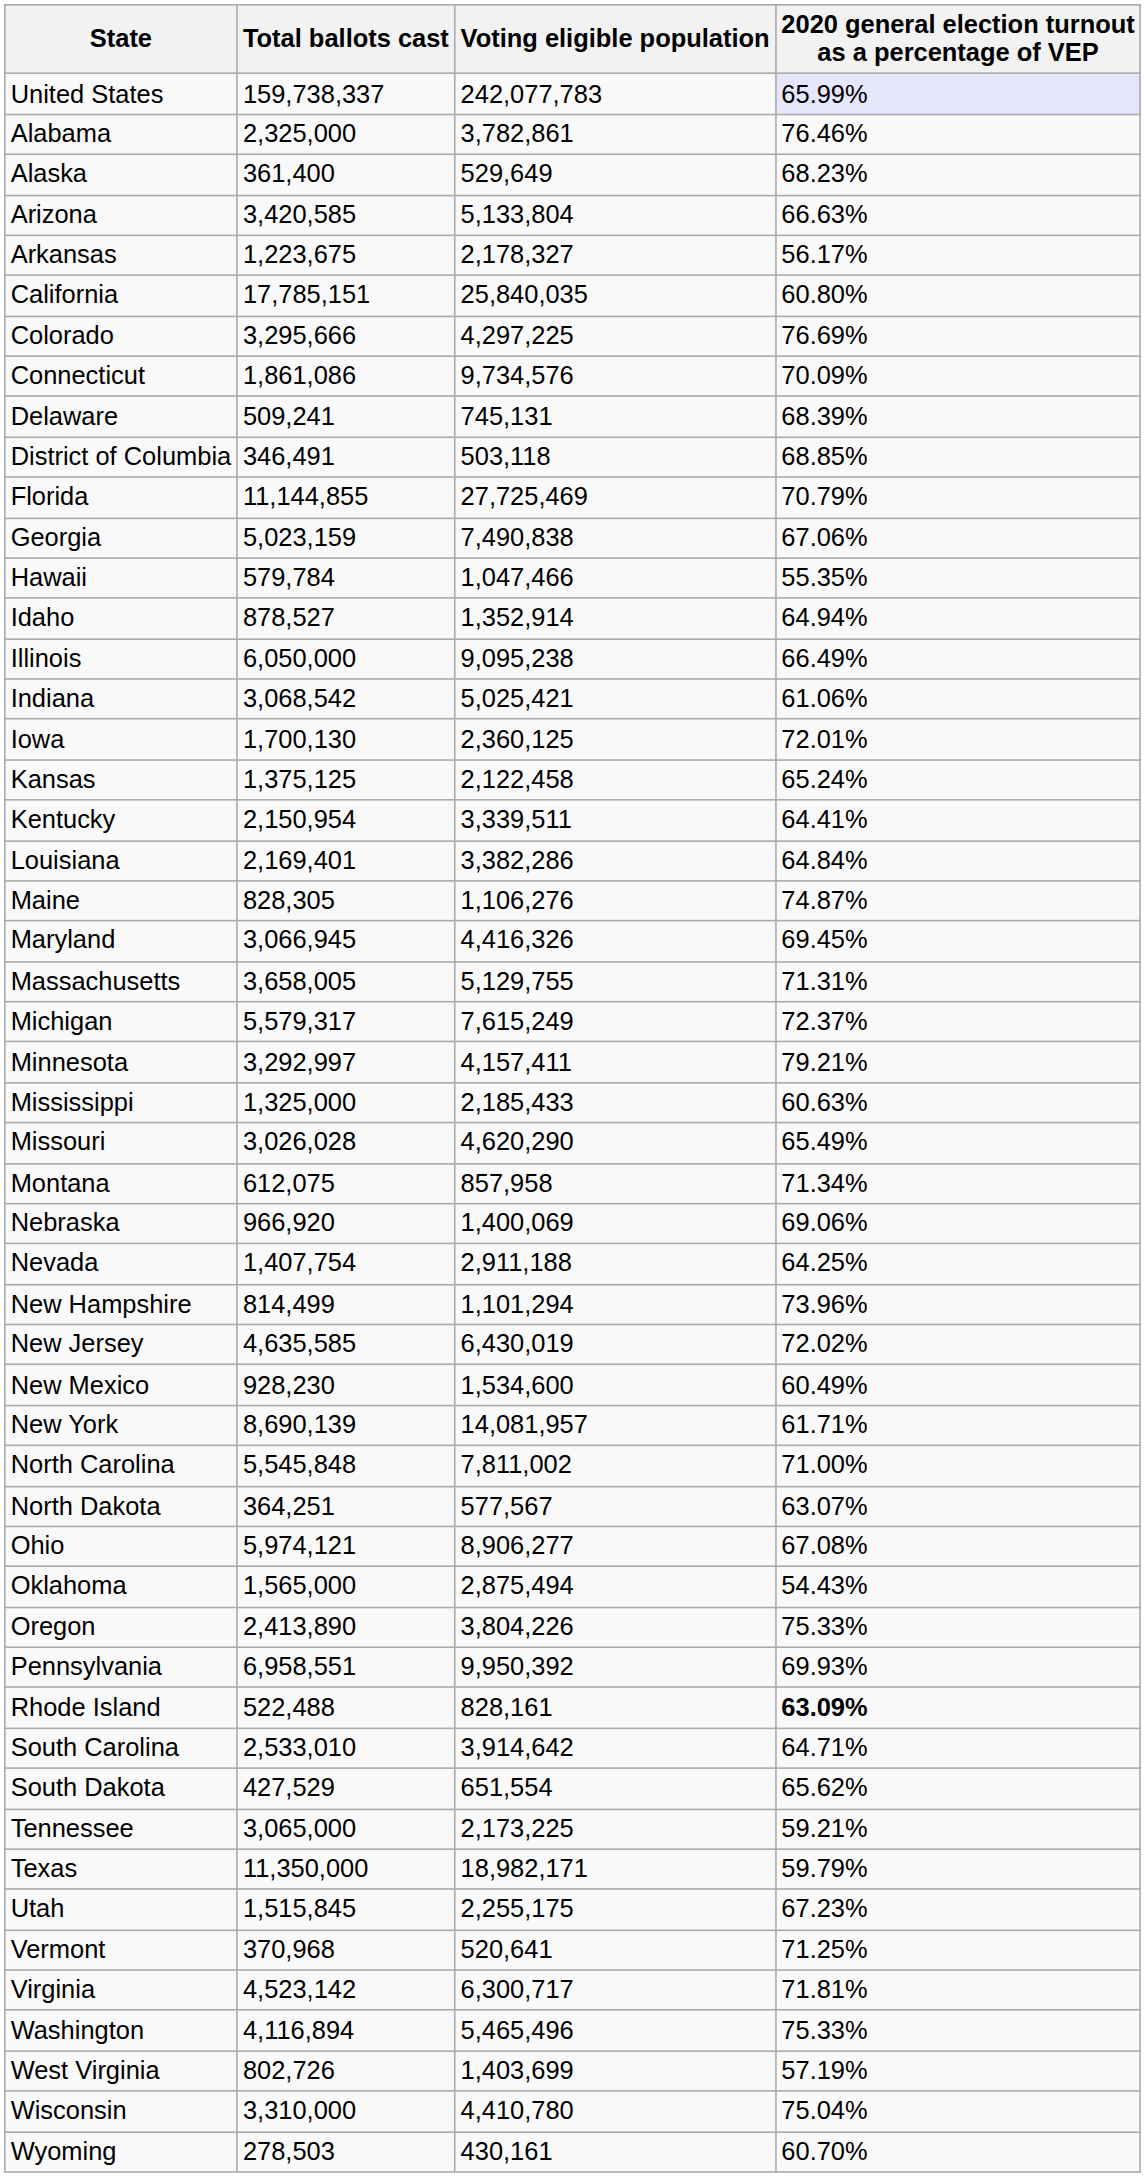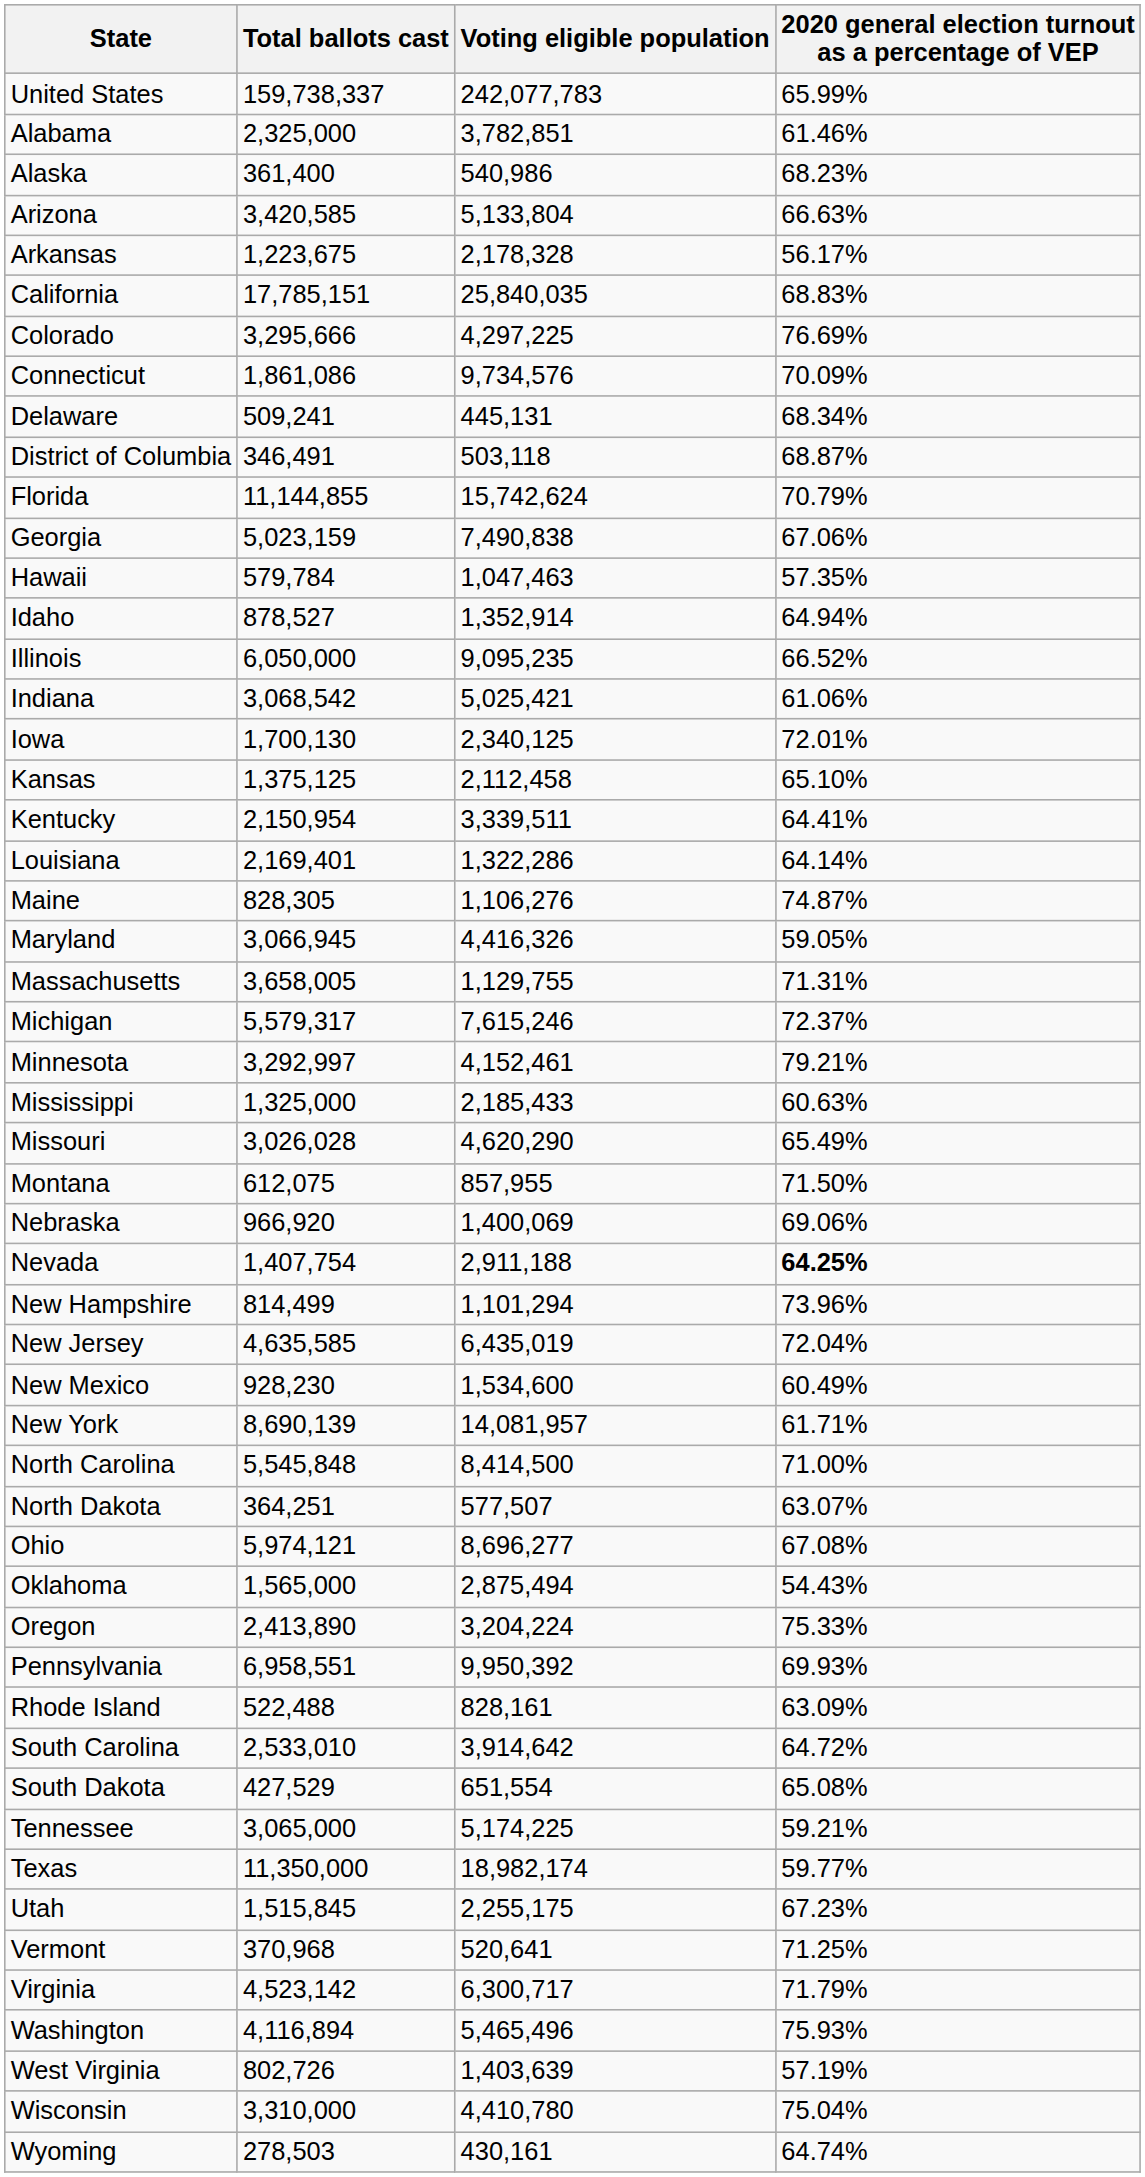(824, 93) lavender background -> (824, 93) no background
(517, 133) 3,782,861 -> (517, 133) 3,782,851
(824, 133) 76.46% -> (824, 133) 61.46%
(507, 174) 529,649 -> (507, 174) 540,986
(517, 255) 2,178,327 -> (517, 255) 2,178,328
(824, 295) 60.80% -> (824, 295) 68.83%
(507, 416) 745,131 -> (507, 416) 445,131
(824, 416) 68.39% -> (824, 416) 68.34%
(824, 456) 68.85% -> (824, 456) 68.87%
(524, 497) 27,725,469 -> (524, 497) 15,742,624
(517, 577) 1,047,466 -> (517, 577) 1,047,463
(824, 577) 55.35% -> (824, 577) 57.35%
(517, 658) 9,095,238 -> (517, 658) 9,095,235
(824, 658) 66.49% -> (824, 658) 66.52%
(517, 739) 2,360,125 -> (517, 739) 2,340,125
(517, 779) 2,122,458 -> (516, 779) 2,112,458
(824, 779) 65.24% -> (824, 779) 65.10%
(517, 860) 3,382,286 -> (517, 860) 1,322,286
(824, 860) 64.84% -> (824, 860) 64.14%
(824, 940) 69.45% -> (824, 940) 59.05%
(517, 981) 5,129,755 -> (517, 981) 1,129,755
(517, 1021) 7,615,249 -> (517, 1021) 7,615,246
(516, 1061) 4,157,411 -> (517, 1061) 4,152,461
(507, 1182) 857,958 -> (507, 1182) 857,955
(824, 1182) 71.34% -> (824, 1182) 71.50%
(824, 1263) normal -> (824, 1263) bold
(517, 1344) 6,430,019 -> (517, 1344) 6,435,019
(824, 1344) 72.02% -> (824, 1344) 72.04%
(516, 1465) 7,811,002 -> (517, 1465) 8,414,500
(507, 1505) 577,567 -> (507, 1505) 577,507
(517, 1546) 8,906,277 -> (517, 1546) 8,696,277
(517, 1626) 3,804,226 -> (517, 1626) 3,204,224
(824, 1707) bold -> (824, 1707) normal
(824, 1747) 64.71% -> (824, 1747) 64.72%
(824, 1788) 65.62% -> (824, 1788) 65.08%
(517, 1828) 2,173,225 -> (517, 1828) 5,174,225
(524, 1868) 18,982,171 -> (524, 1868) 18,982,174
(824, 1868) 59.79% -> (824, 1868) 59.77%
(824, 1989) 71.81% -> (824, 1989) 71.79%
(824, 2030) 75.33% -> (824, 2030) 75.93%
(517, 2070) 1,403,699 -> (517, 2070) 1,403,639
(824, 2151) 60.70% -> (824, 2151) 64.74%
